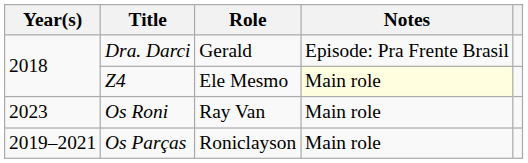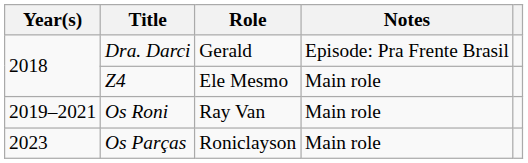(343, 81) lightyellow background -> (343, 81) no background
(28, 111) 2023 -> (53, 111) 2019–2021
(53, 142) 2019–2021 -> (28, 142) 2023
